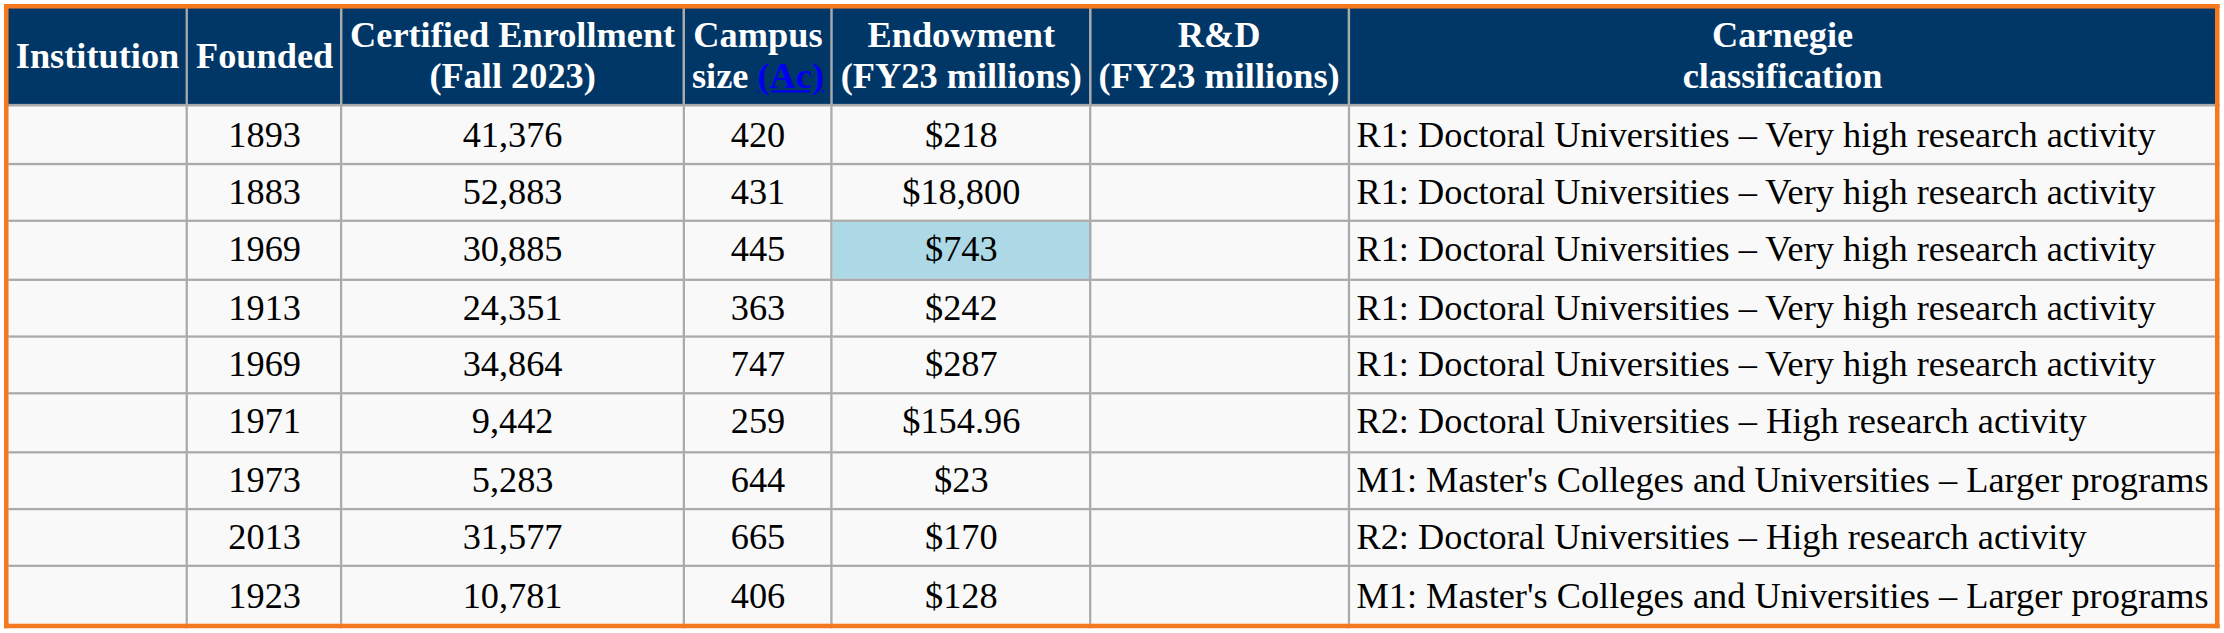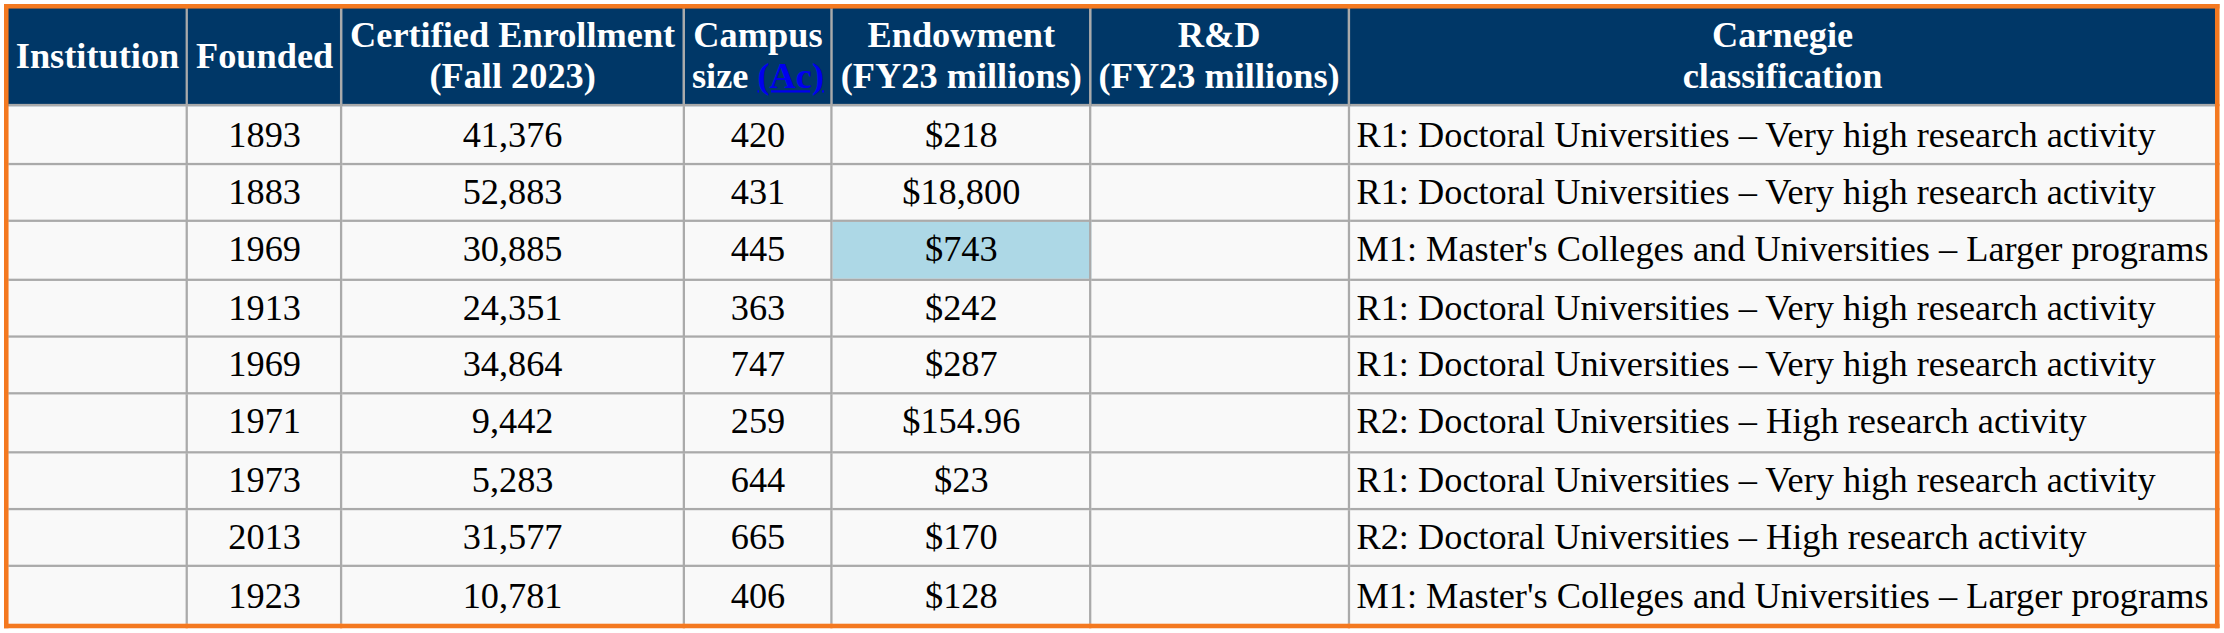(1756, 249) R1: Doctoral Universities – Very high research activity -> (1783, 249) M1: Master's Colleges and Universities – Larger programs
(1783, 479) M1: Master's Colleges and Universities – Larger programs -> (1756, 479) R1: Doctoral Universities – Very high research activity
